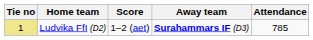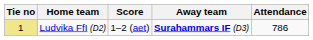(280, 27) 785 -> (280, 27) 786
